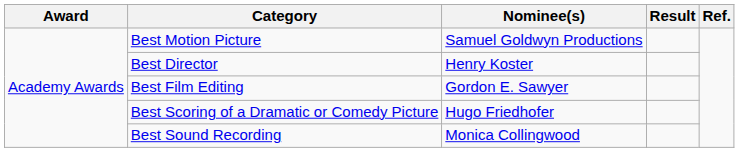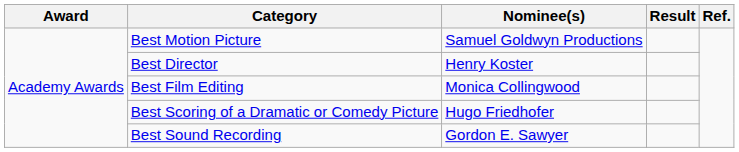(507, 87) Gordon E. Sawyer -> (513, 87) Monica Collingwood
(513, 135) Monica Collingwood -> (507, 135) Gordon E. Sawyer
